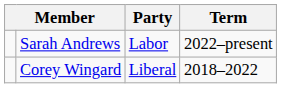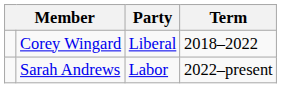rows swapped: (71, 69) <-> (70, 43)
